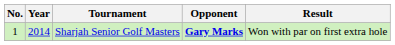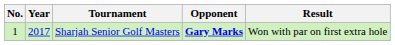(39, 31) 2014 -> (39, 31) 2017
